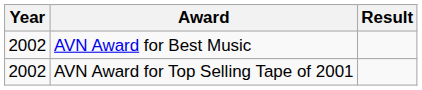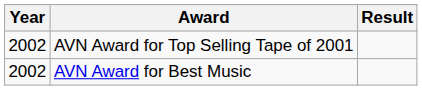rows swapped: (153, 44) <-> (204, 71)
